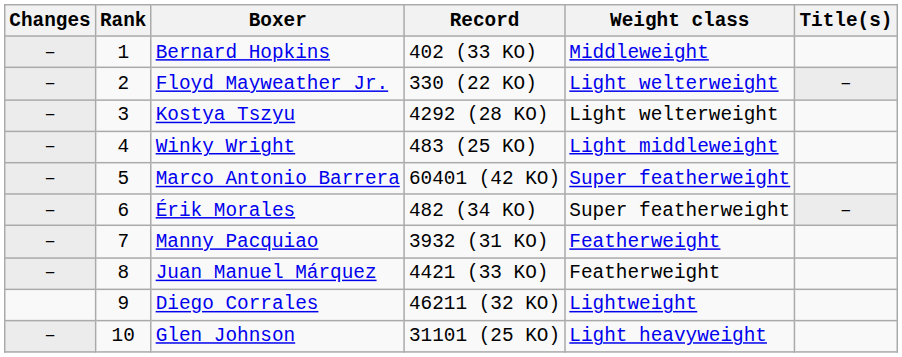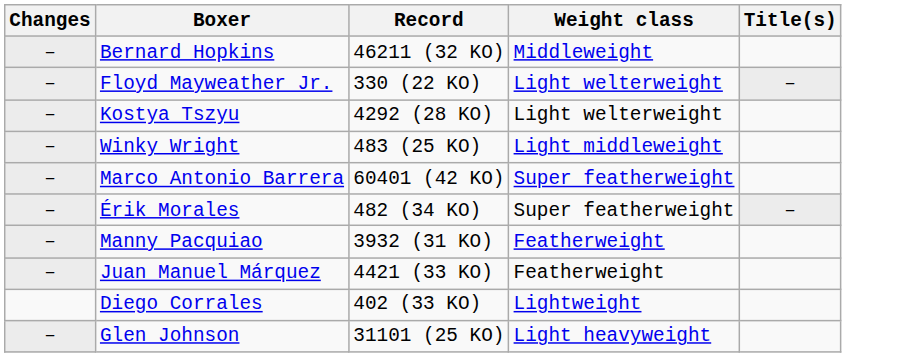- column: (123, 21)
(473, 52) 402 (33 KO) -> (429, 52) 46211 (32 KO)
(485, 305) 46211 (32 KO) -> (417, 305) 402 (33 KO)
